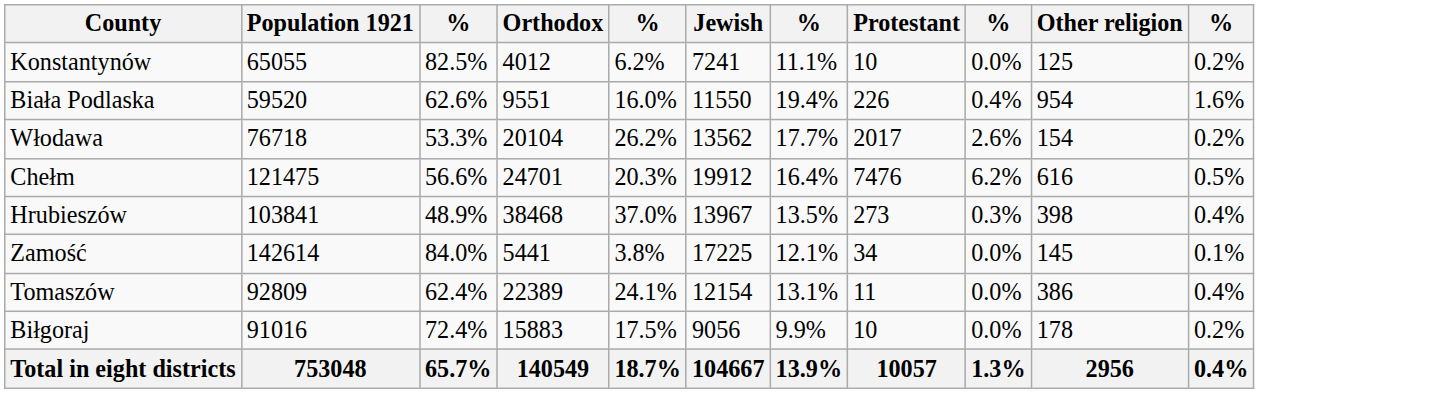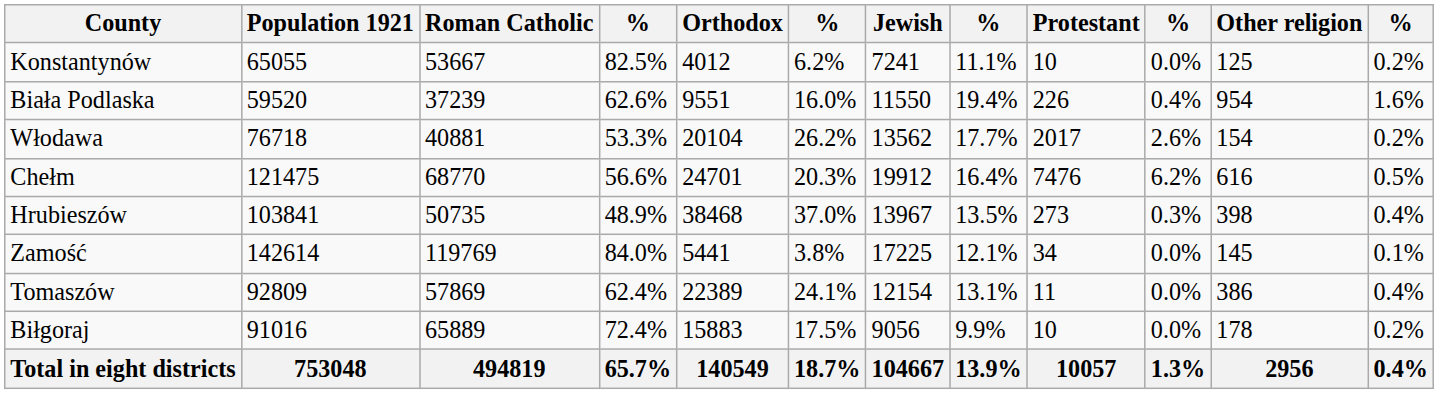+ column: (509, 23)
